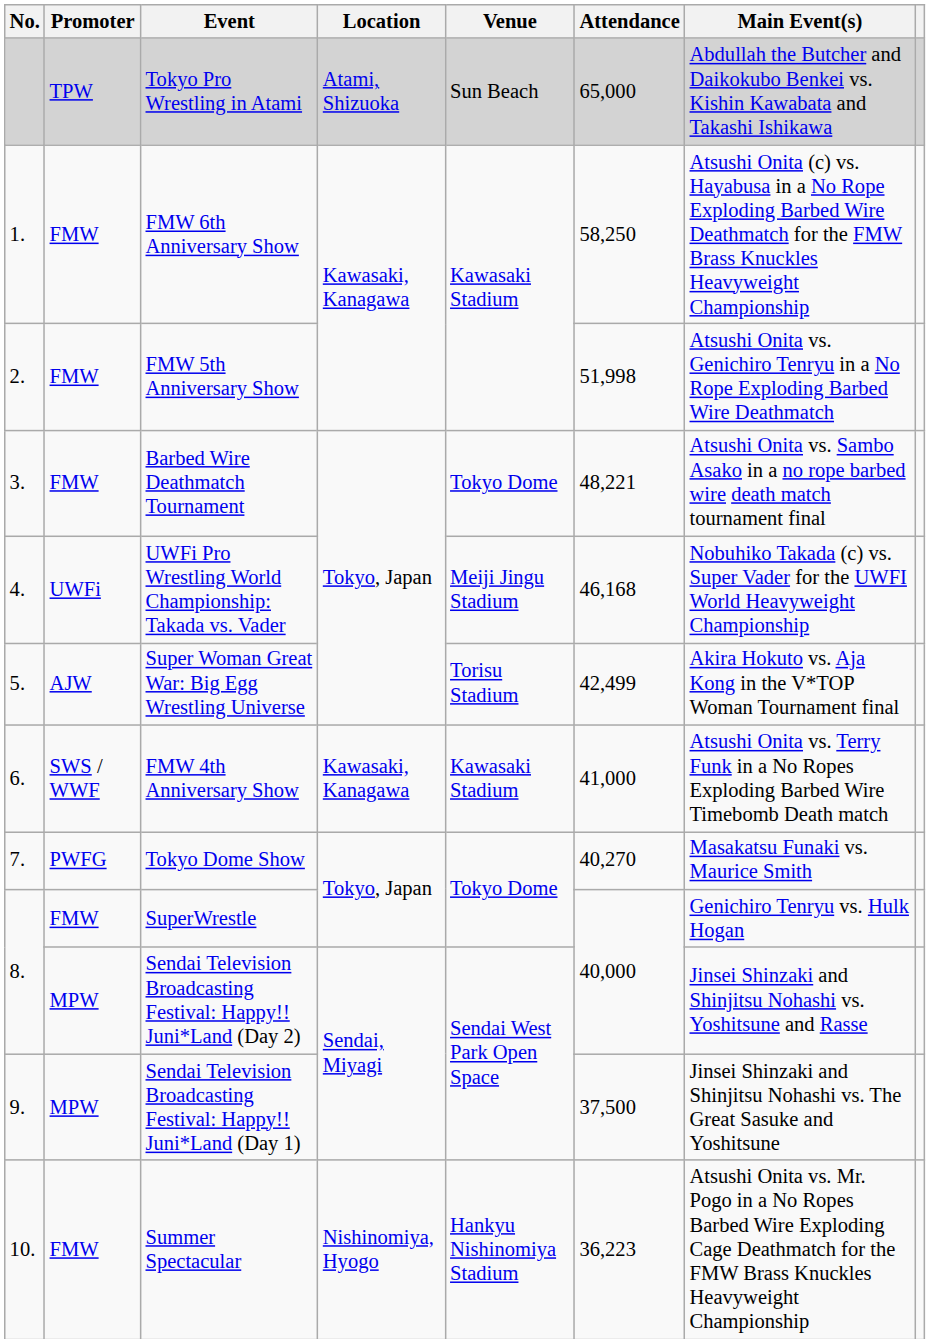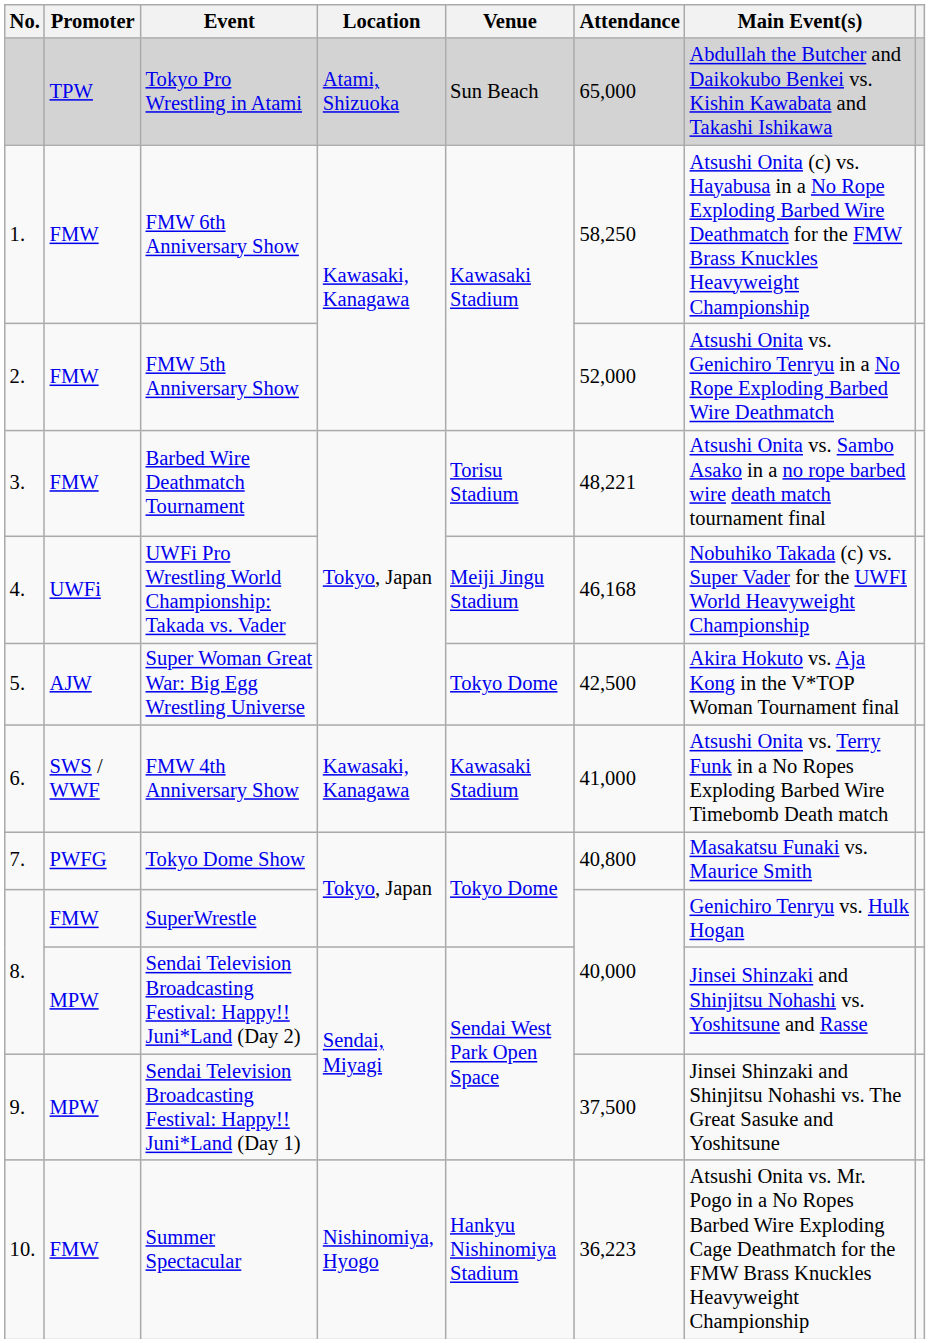(608, 376) 51,998 -> (608, 376) 52,000
(504, 482) Tokyo Dome -> (484, 482) Torisu Stadium
(484, 683) Torisu Stadium -> (504, 683) Tokyo Dome
(608, 683) 42,499 -> (608, 683) 42,500
(608, 859) 40,270 -> (608, 859) 40,800
